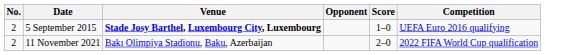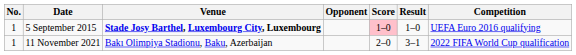+ column: (413, 12)
(14, 27) 2 -> (14, 27) 1
(383, 27) no background -> (383, 27) pink background
(14, 43) 2 -> (14, 43) 1
